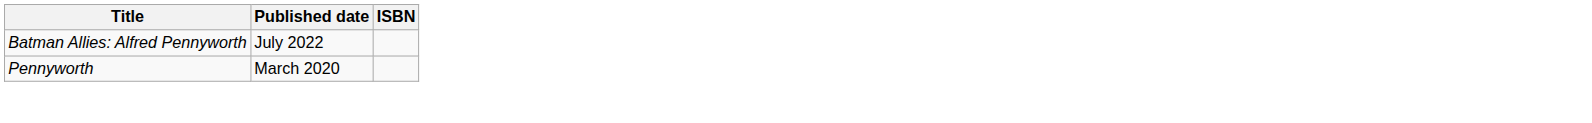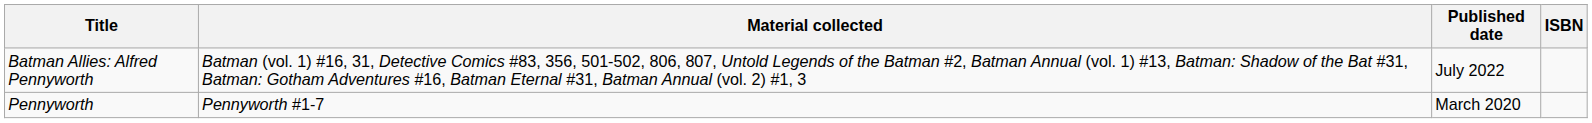+ column: (815, 26)
